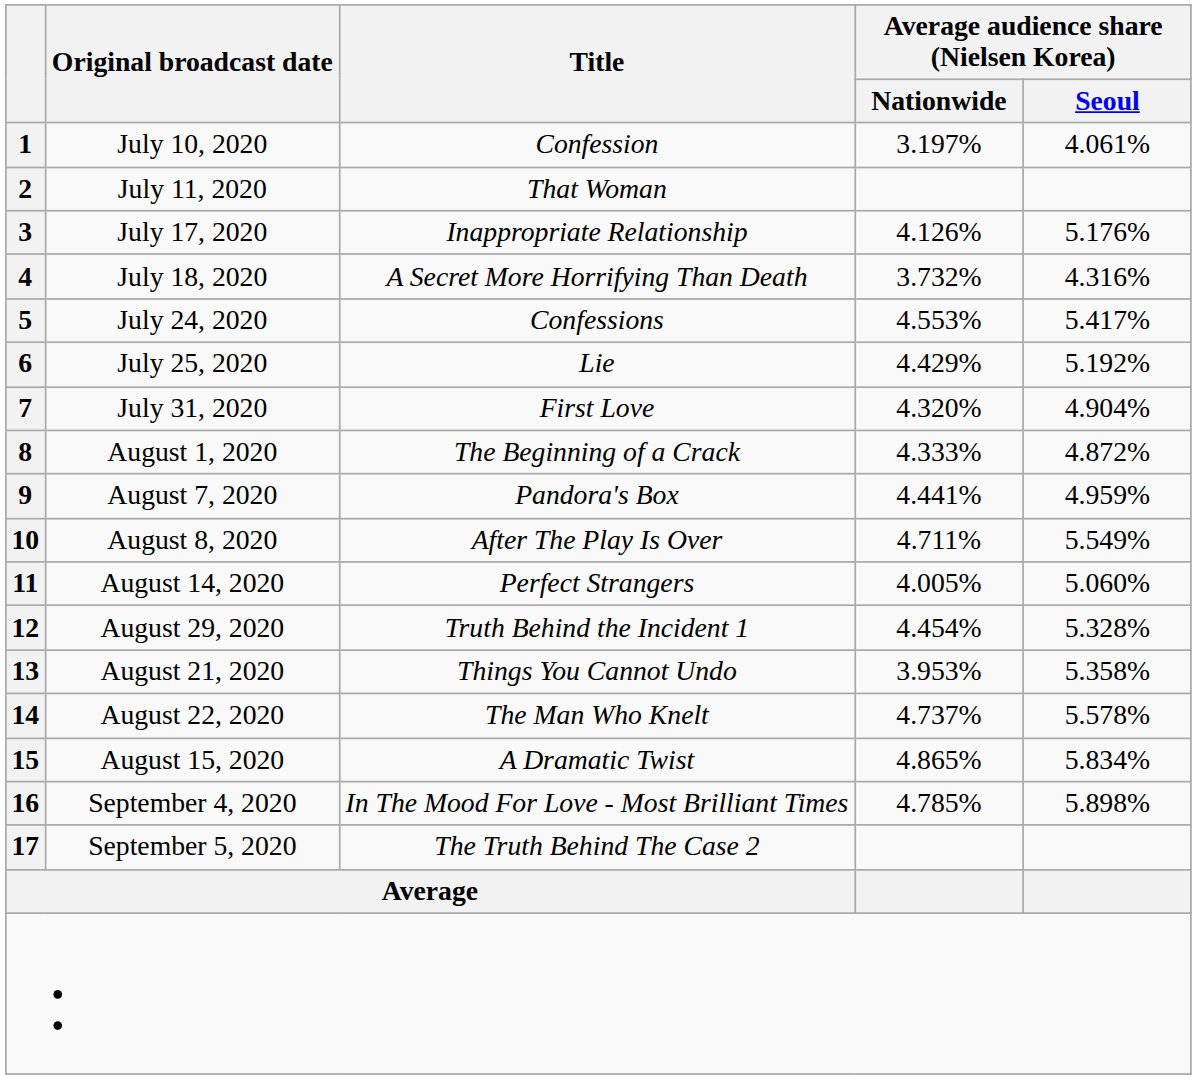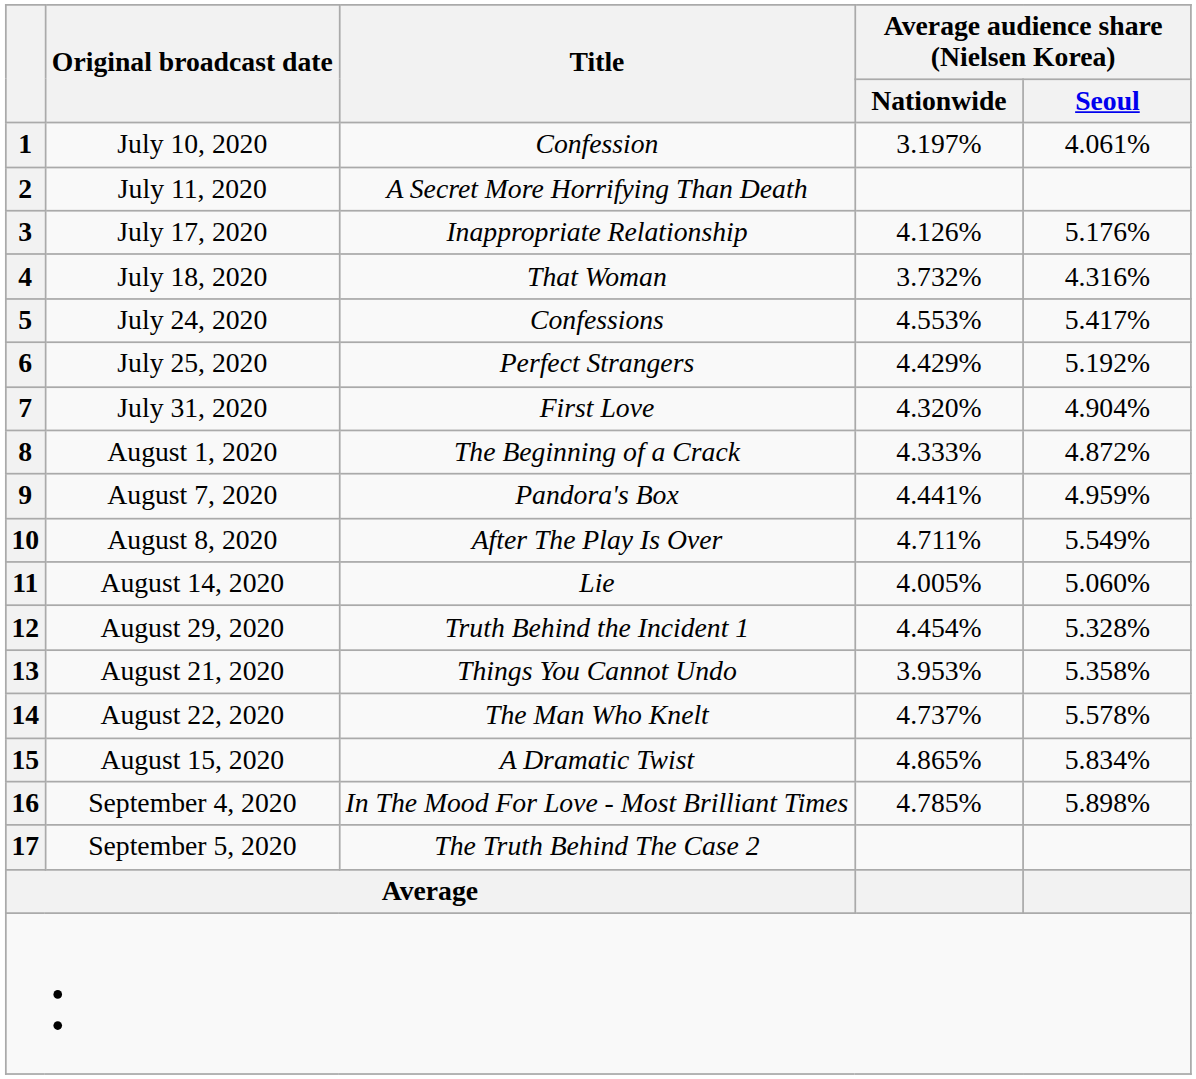(597, 188) That Woman -> (597, 188) A Secret More Horrifying Than Death
(597, 276) A Secret More Horrifying Than Death -> (597, 276) That Woman
(597, 364) Lie -> (597, 364) Perfect Strangers
(597, 583) Perfect Strangers -> (597, 583) Lie
